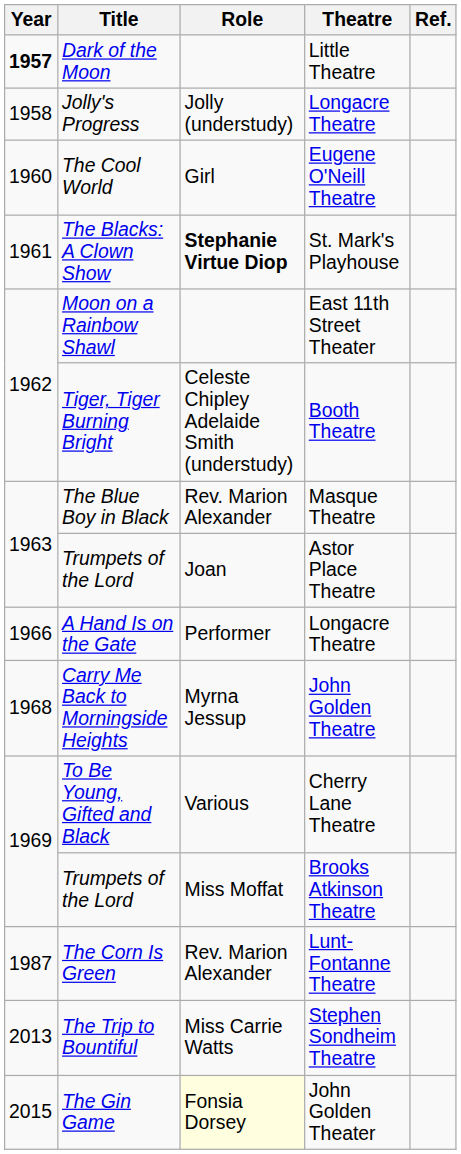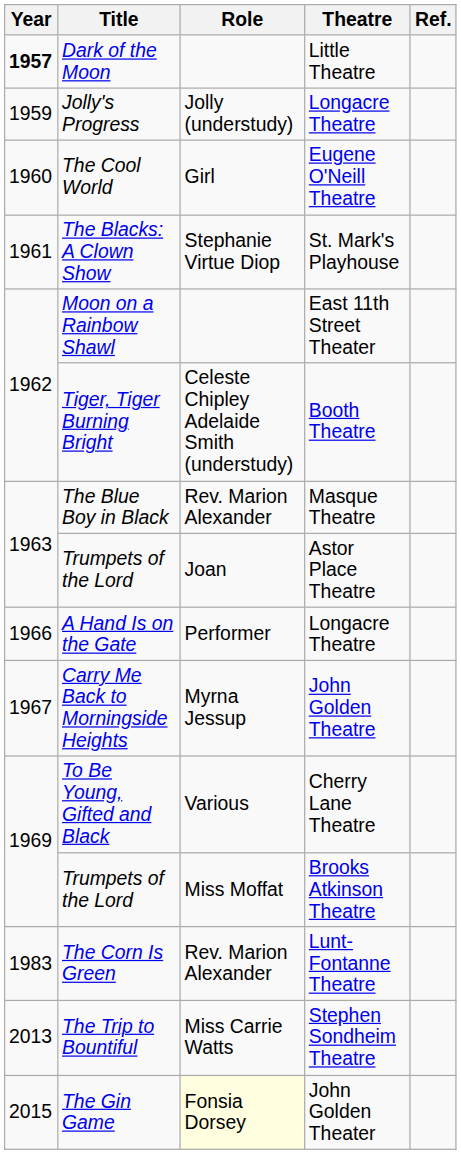(31, 113) 1958 -> (31, 113) 1959
(236, 251) bold -> (232, 251) normal
(31, 708) 1968 -> (31, 708) 1967
(31, 963) 1987 -> (31, 963) 1983
